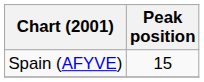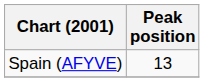(163, 63) 15 -> (163, 63) 13
